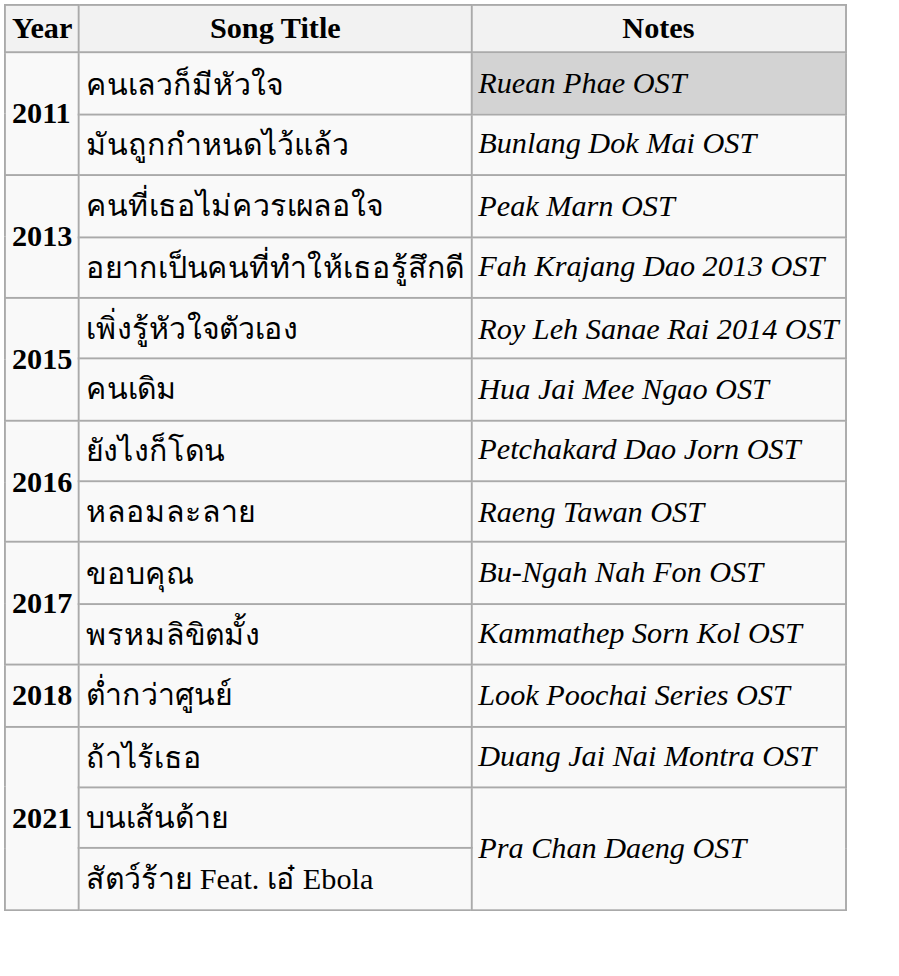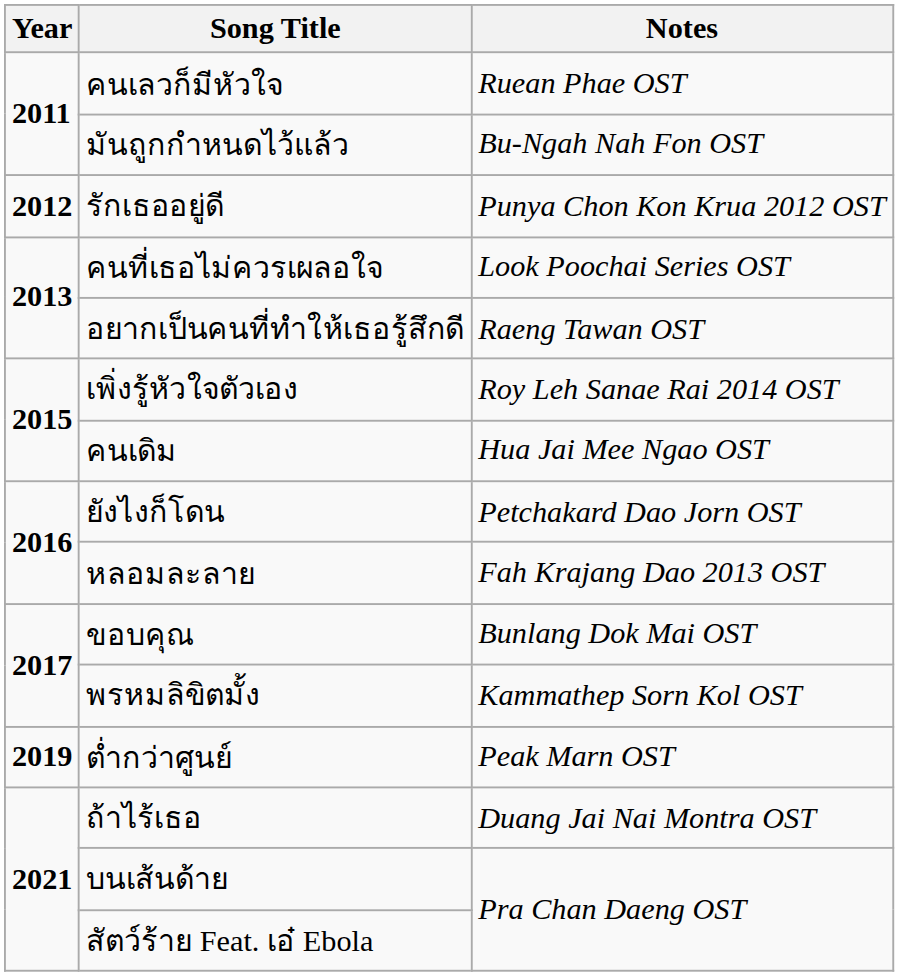(582, 83) lightgrey background -> (582, 83) no background
(617, 144) Bunlang Dok Mai OST -> (621, 144) Bu-Ngah Nah Fon OST
+ row: (155, 206)
(577, 205) Peak Marn OST -> (634, 266) Look Poochai Series OST
(651, 266) Fah Krajang Dao 2013 OST -> (591, 327) Raeng Tawan OST
(591, 511) Raeng Tawan OST -> (651, 572) Fah Krajang Dao 2013 OST
(621, 572) Bu-Ngah Nah Fon OST -> (617, 633) Bunlang Dok Mai OST
(42, 694) 2018 -> (42, 756) 2019
(634, 694) Look Poochai Series OST -> (577, 756) Peak Marn OST
